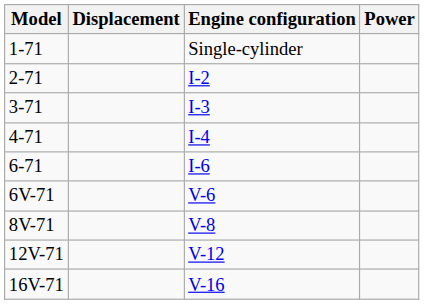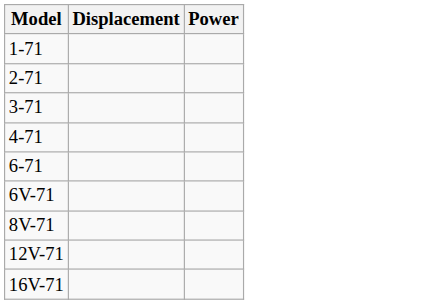- column: (272, 19)
